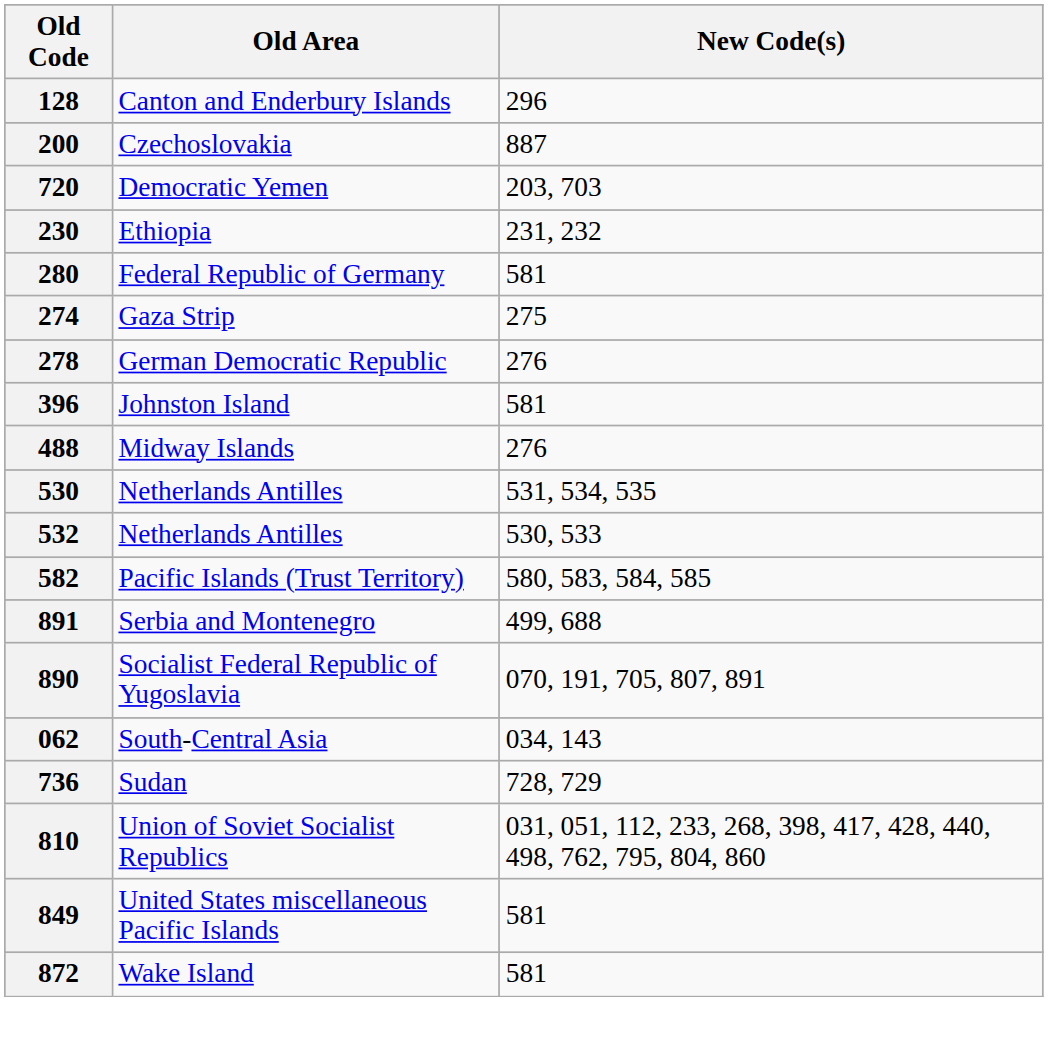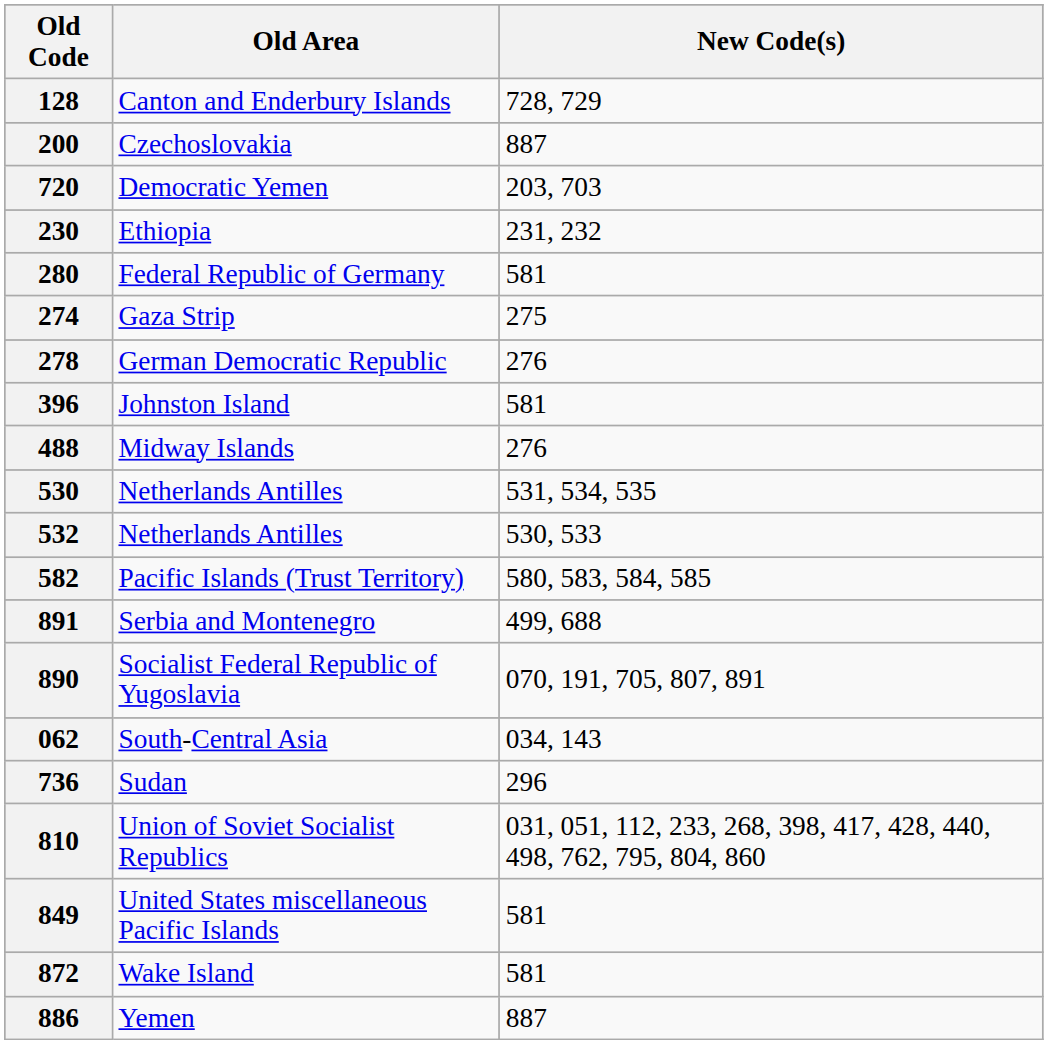(526, 100) 296 -> (554, 100) 728, 729
(554, 782) 728, 729 -> (526, 782) 296
+ row: (59, 1017)
